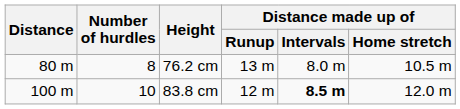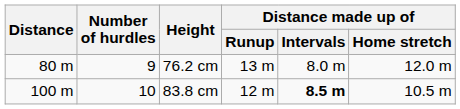(151, 66) 8 -> (151, 66) 9
(428, 66) 10.5 m -> (428, 66) 12.0 m
(428, 91) 12.0 m -> (428, 91) 10.5 m
